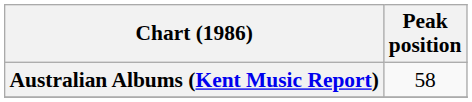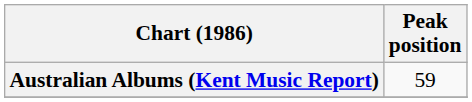(425, 79) 58 -> (425, 79) 59
